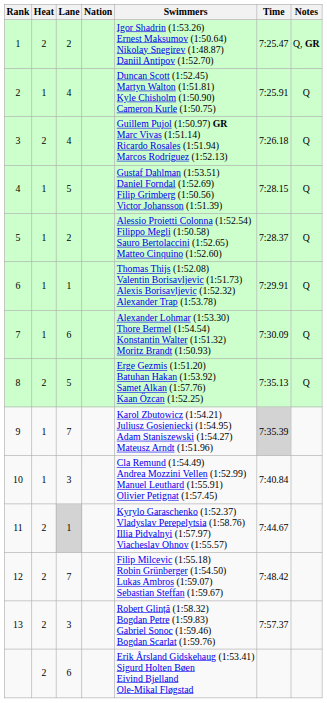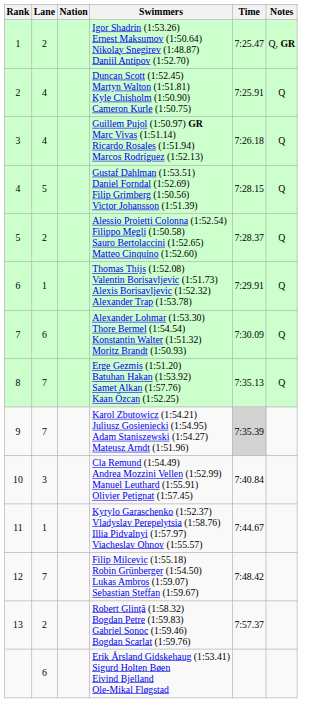- column: (44, 12)
(69, 383) 5 -> (44, 383) 7
(69, 528) lightgrey background -> (44, 528) no background
(69, 625) 3 -> (44, 625) 2
